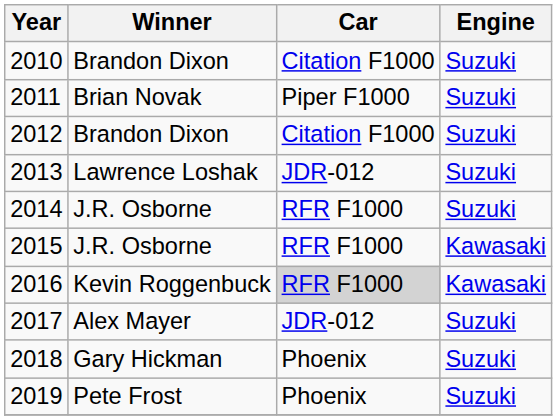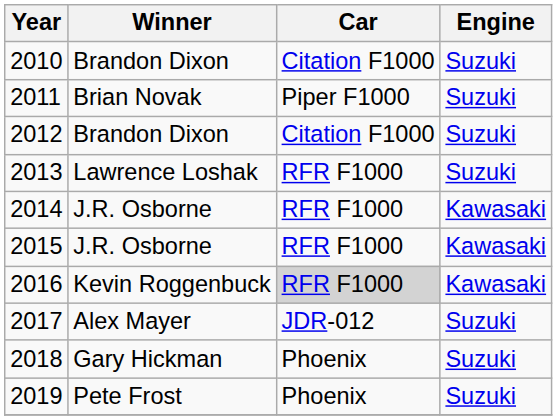(328, 172) JDR-012 -> (342, 172) RFR F1000
(481, 209) Suzuki -> (496, 209) Kawasaki
